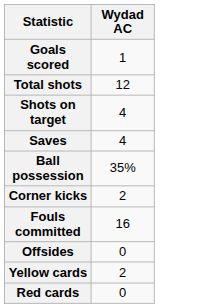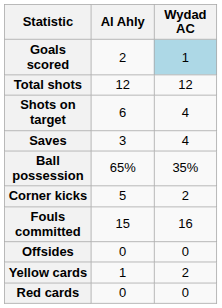+ column: (123, 22)
(123, 57) no background -> (185, 57) lightblue background
